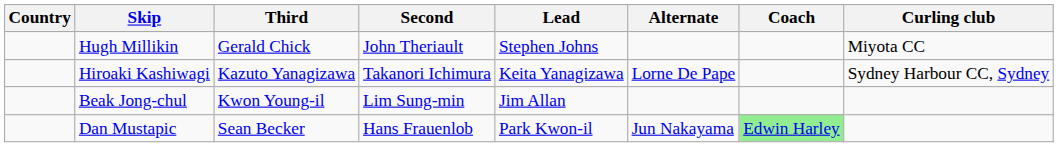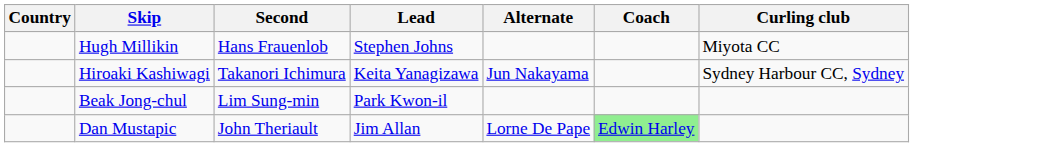- column: (286, 18)
(413, 45) John Theriault -> (273, 45) Hans Frauenlob
(683, 73) Lorne De Pape -> (538, 73) Jun Nakayama
(532, 100) Jim Allan -> (400, 100) Park Kwon-il
(418, 127) Hans Frauenlob -> (268, 127) John Theriault
(546, 127) Park Kwon-il -> (387, 127) Jim Allan
(683, 127) Jun Nakayama -> (538, 127) Lorne De Pape
